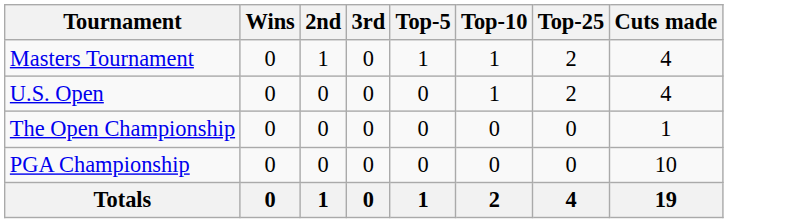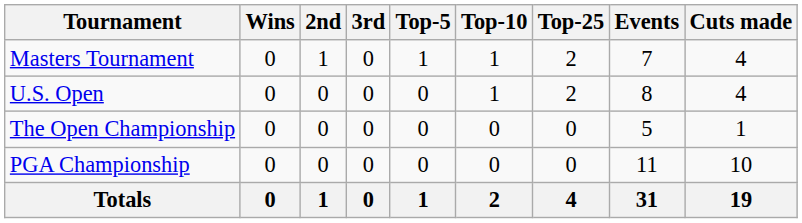+ column: (647, 22)
